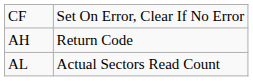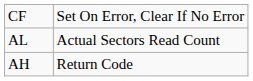rows swapped: (19, 40) <-> (18, 64)
